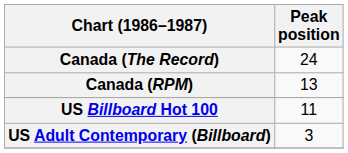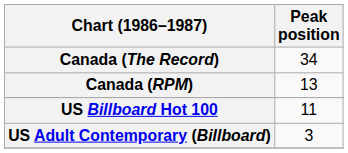(309, 60) 24 -> (309, 60) 34
